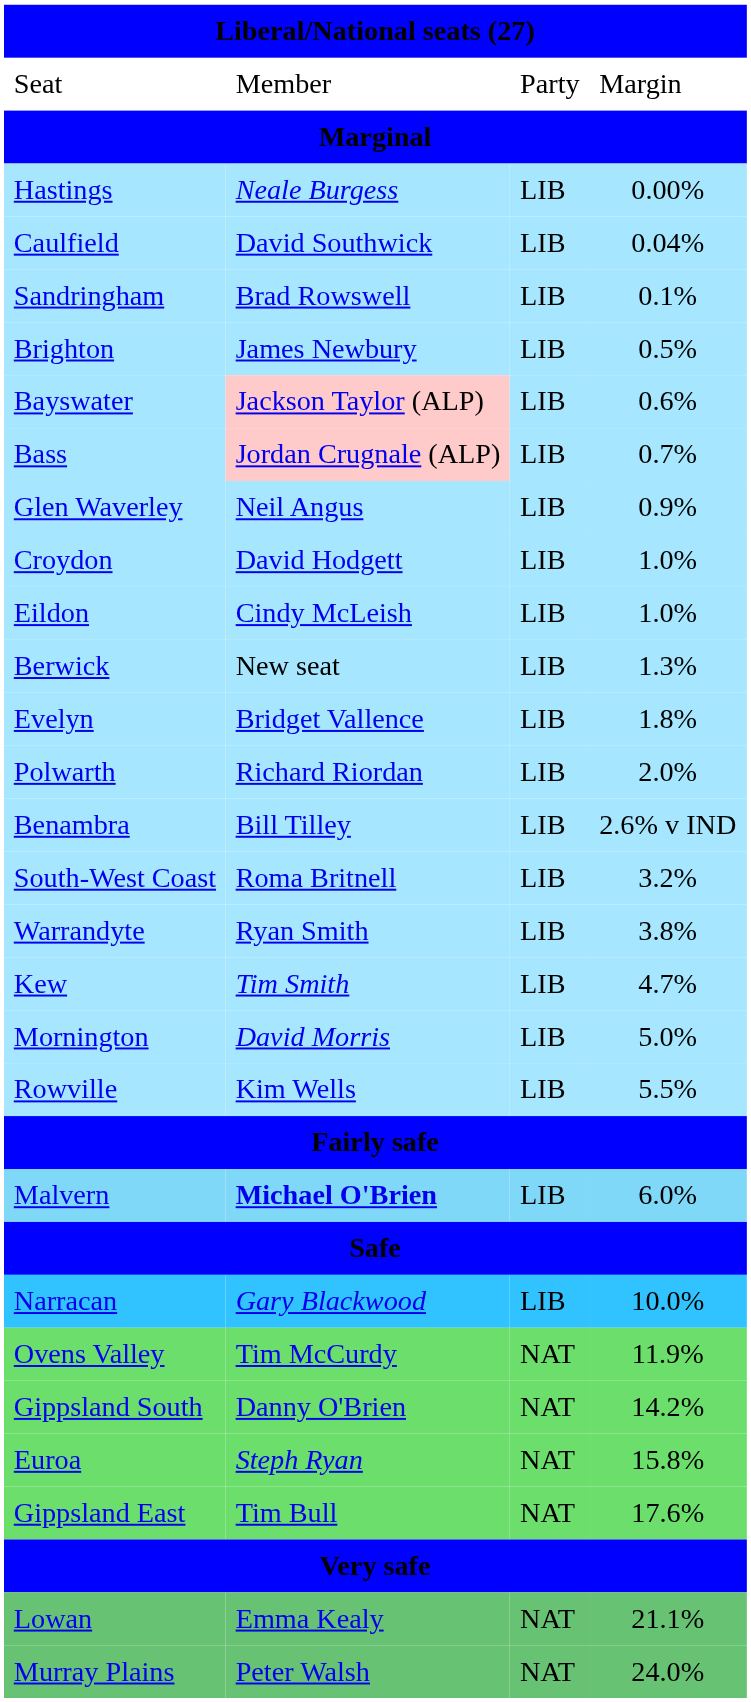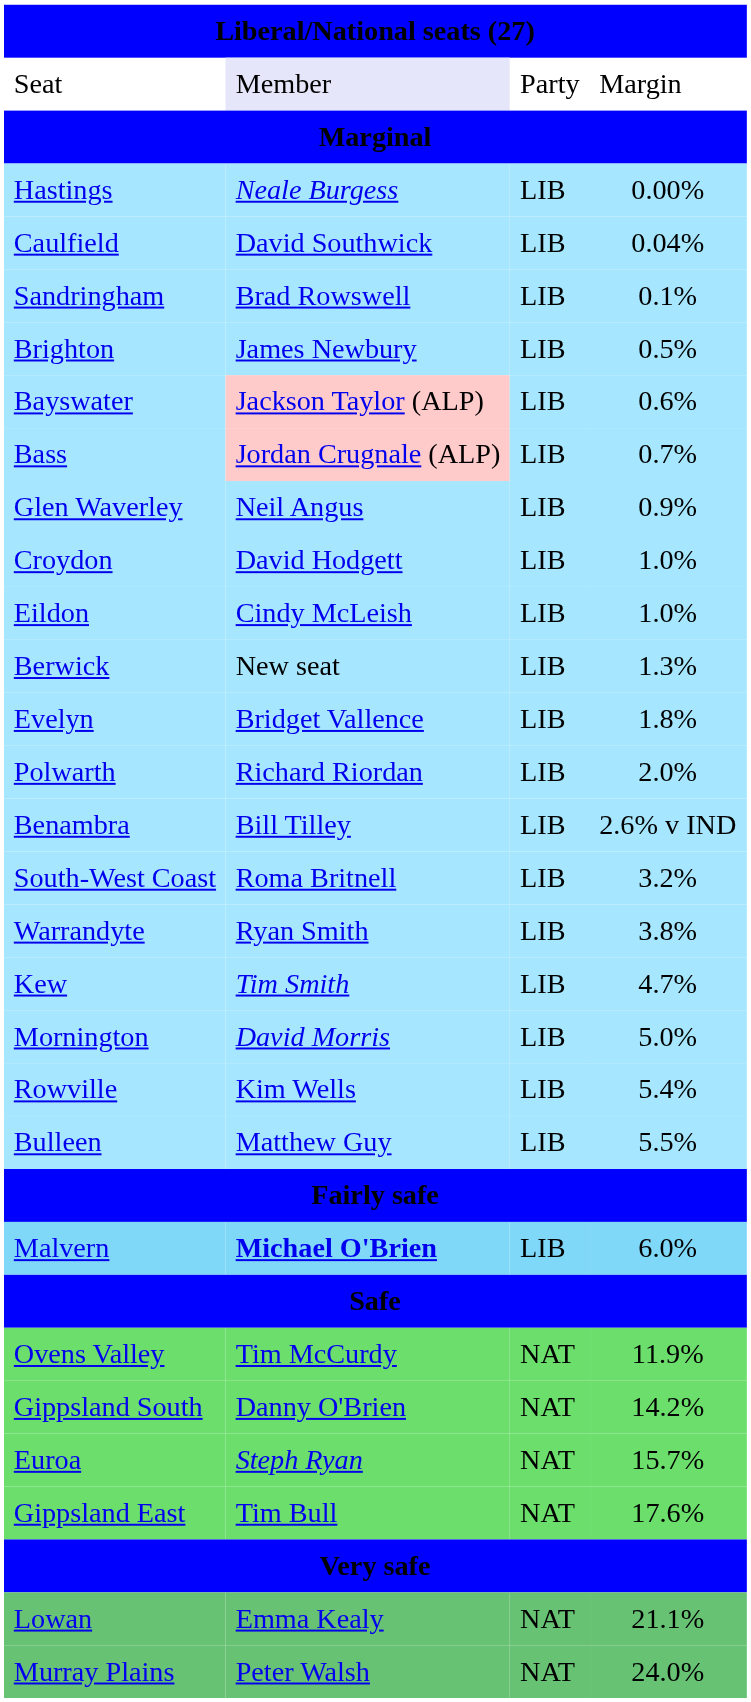(283, 83) no background -> (283, 83) lavender background
(668, 1088) 5.5% -> (668, 1088) 5.4%
+ row: (58, 1141)
- row: (65, 1300)
(668, 1459) 15.8% -> (668, 1459) 15.7%
